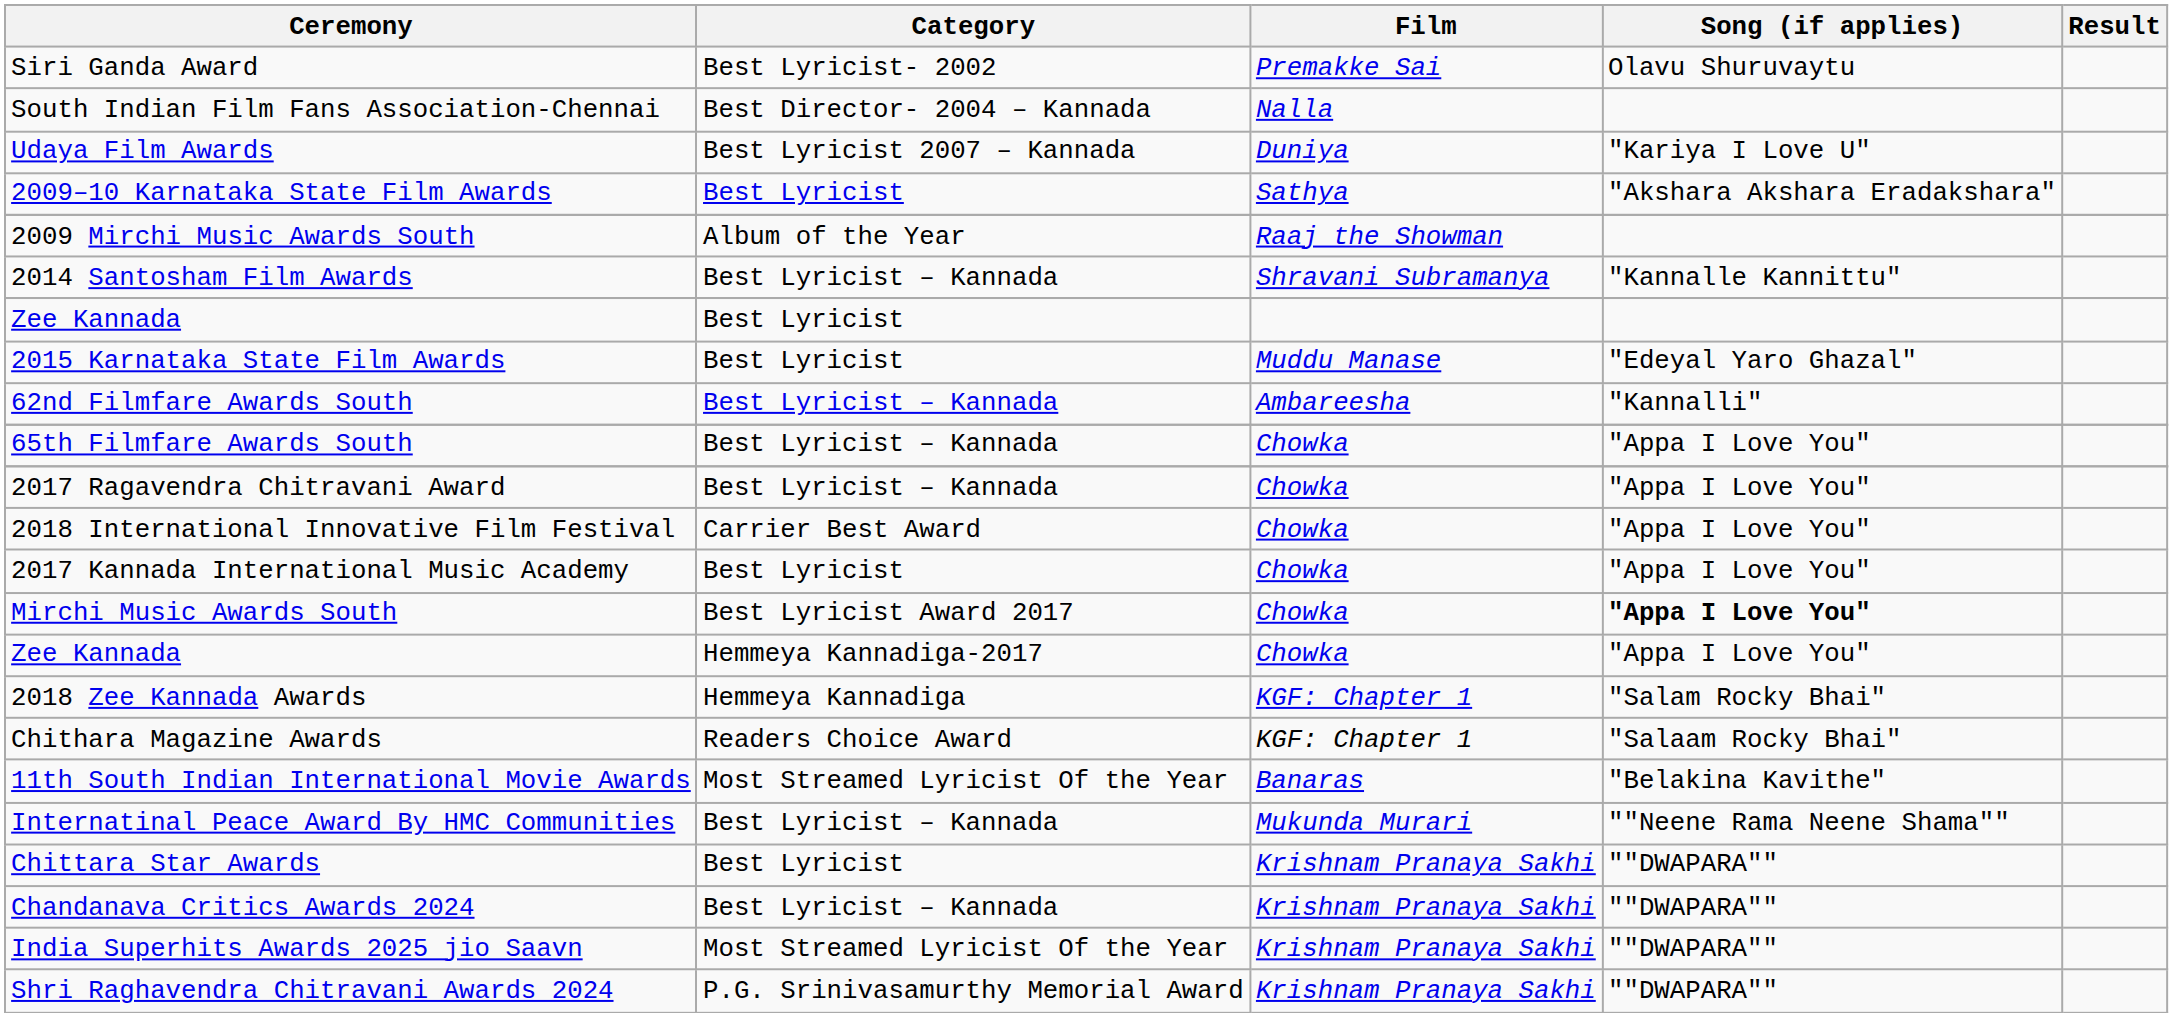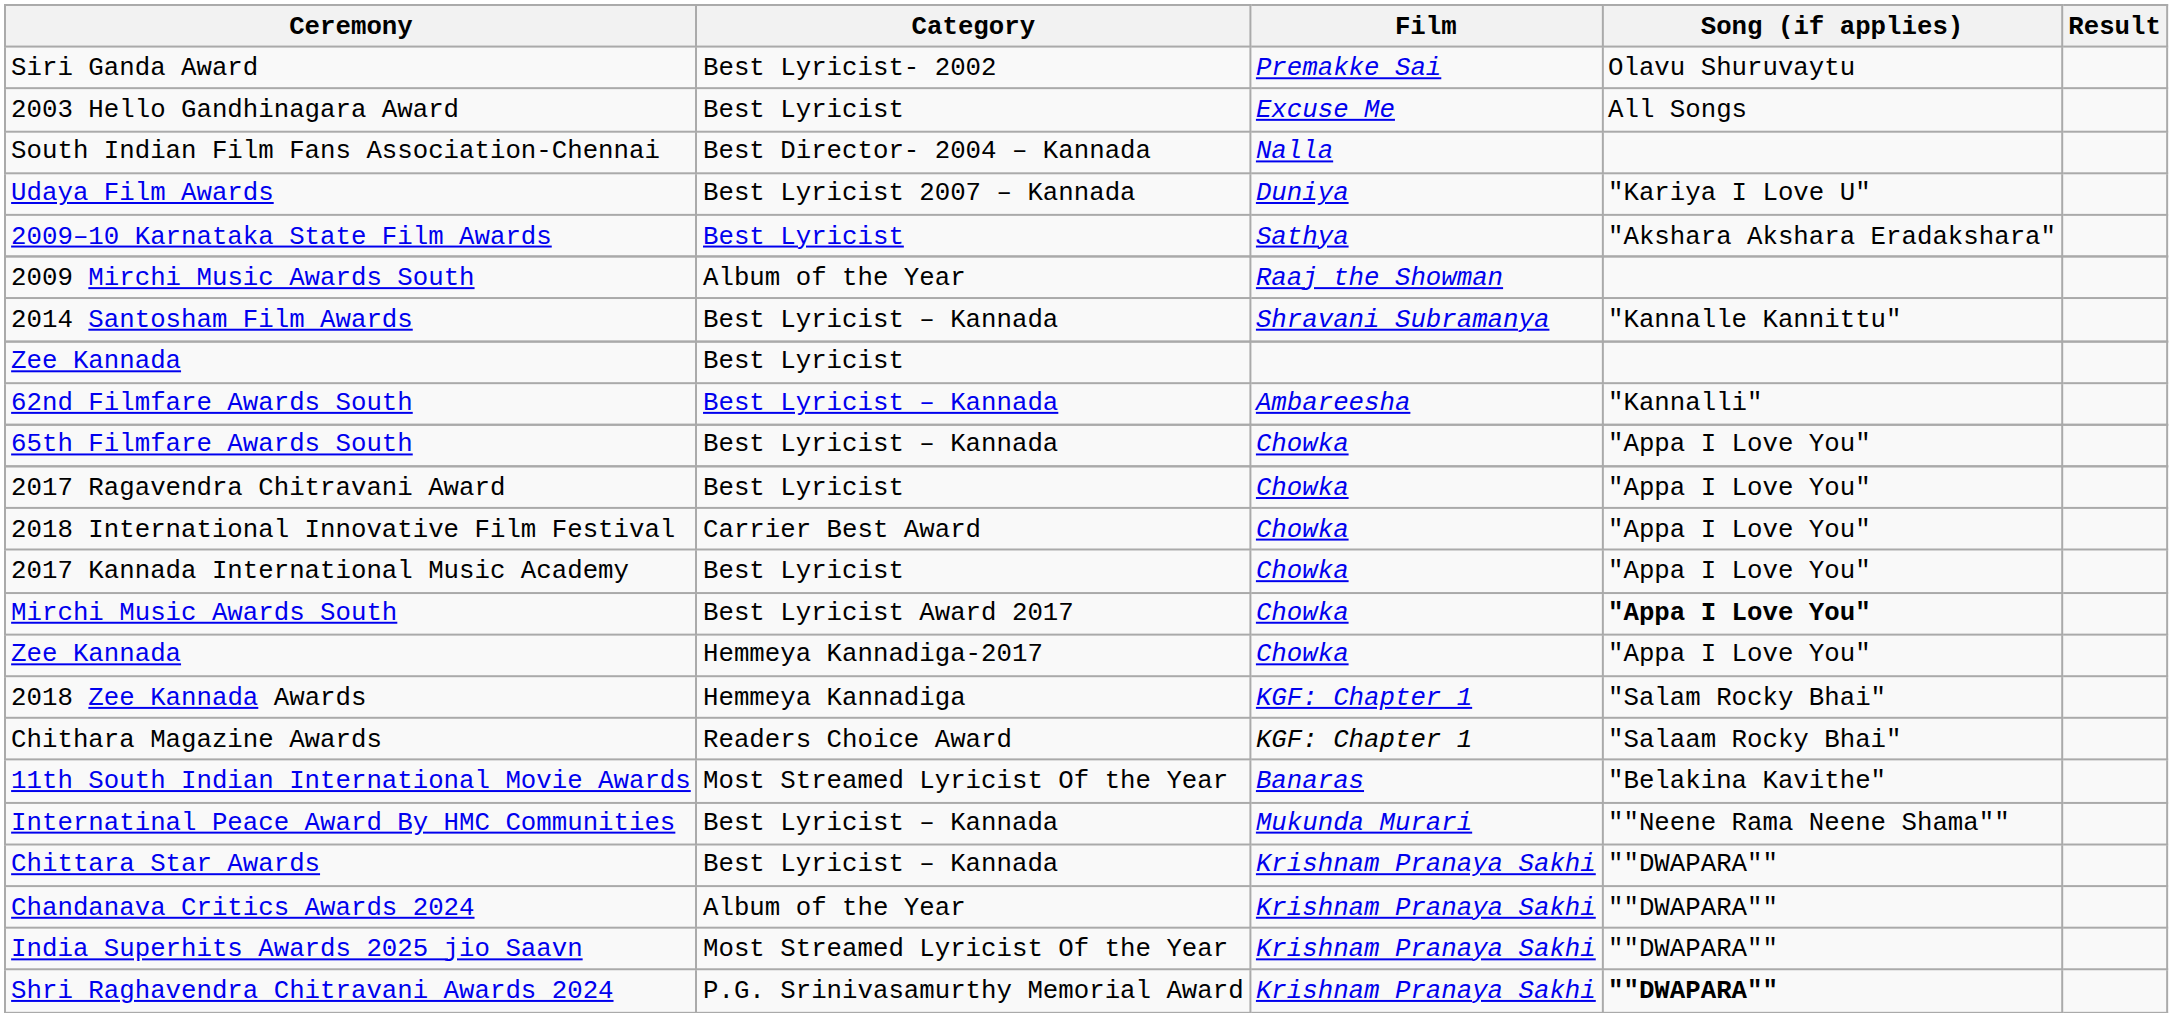+ row: (235, 110)
- row: (258, 362)
(881, 487) Best Lyricist – Kannada -> (803, 487) Best Lyricist
(803, 865) Best Lyricist -> (881, 865) Best Lyricist – Kannada
(881, 907) Best Lyricist – Kannada -> (834, 907) Album of the Year
(1693, 991) normal -> (1693, 991) bold
